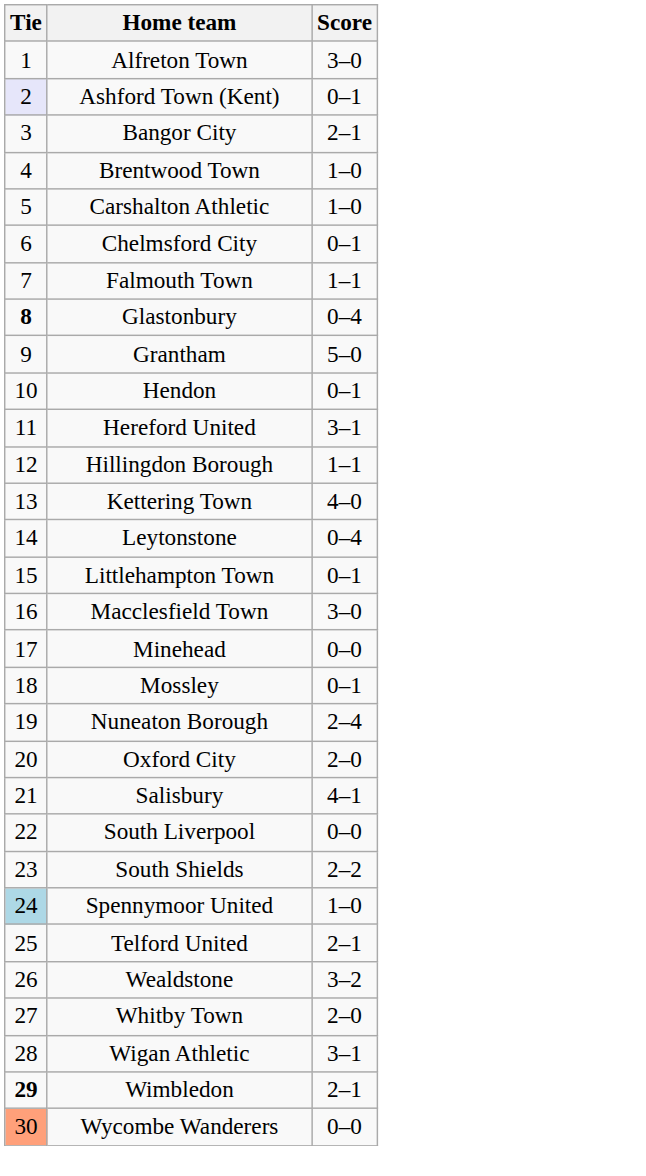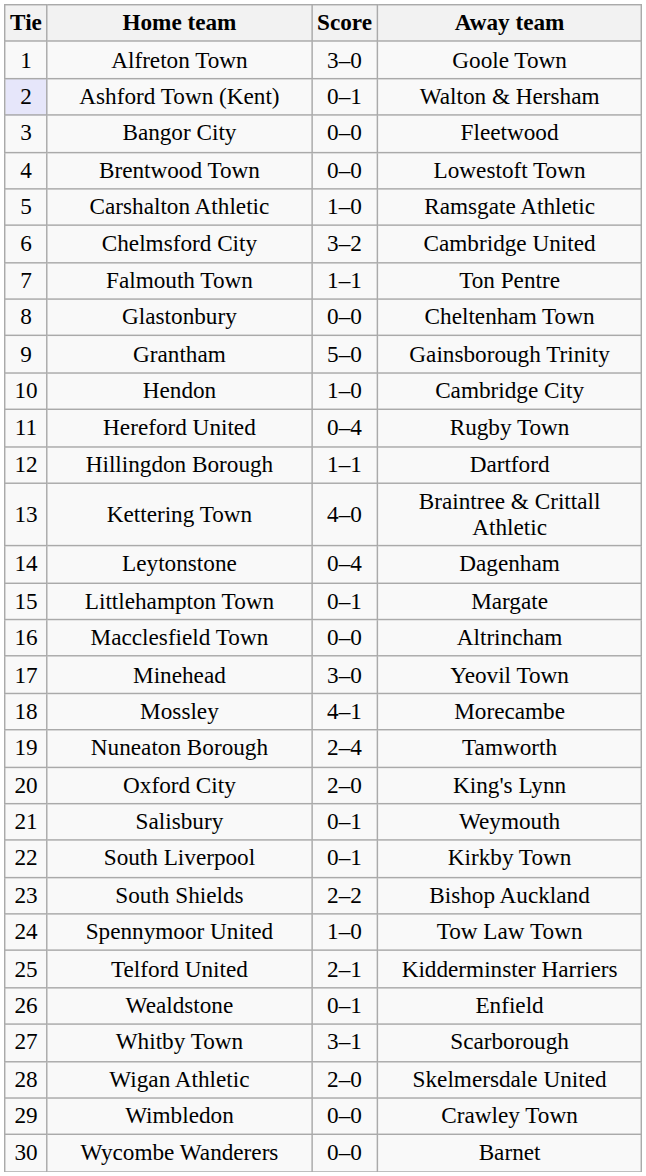+ column: (510, 22)
(345, 133) 2–1 -> (345, 133) 0–0
(345, 170) 1–0 -> (345, 170) 0–0
(345, 243) 0–1 -> (345, 243) 3–2
(26, 317) bold -> (26, 317) normal
(345, 317) 0–4 -> (345, 317) 0–0
(345, 390) 0–1 -> (345, 390) 1–0
(345, 427) 3–1 -> (345, 427) 0–4
(345, 611) 3–0 -> (345, 637) 0–0
(345, 648) 0–0 -> (345, 674) 3–0
(345, 685) 0–1 -> (345, 711) 4–1
(345, 795) 4–1 -> (345, 821) 0–1
(345, 832) 0–0 -> (345, 858) 0–1
(26, 905) lightblue background -> (26, 932) no background
(345, 979) 3–2 -> (345, 1005) 0–1
(345, 1016) 2–0 -> (345, 1042) 3–1
(345, 1053) 3–1 -> (345, 1079) 2–0
(26, 1089) bold -> (26, 1116) normal
(345, 1089) 2–1 -> (345, 1116) 0–0
(26, 1126) lightsalmon background -> (26, 1152) no background
